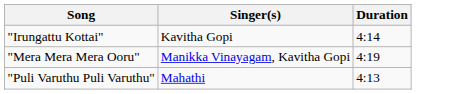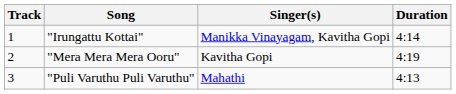+ column: (24, 15)
(197, 36) Kavitha Gopi -> (295, 36) Manikka Vinayagam, Kavitha Gopi
(255, 57) Manikka Vinayagam, Kavitha Gopi -> (237, 57) Kavitha Gopi
